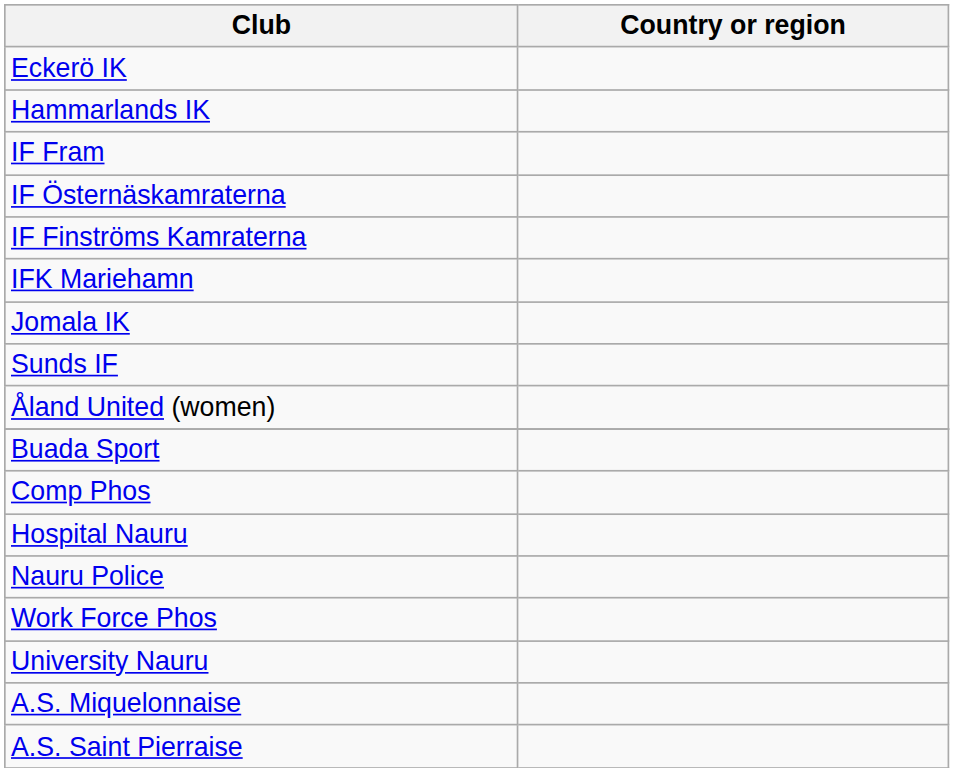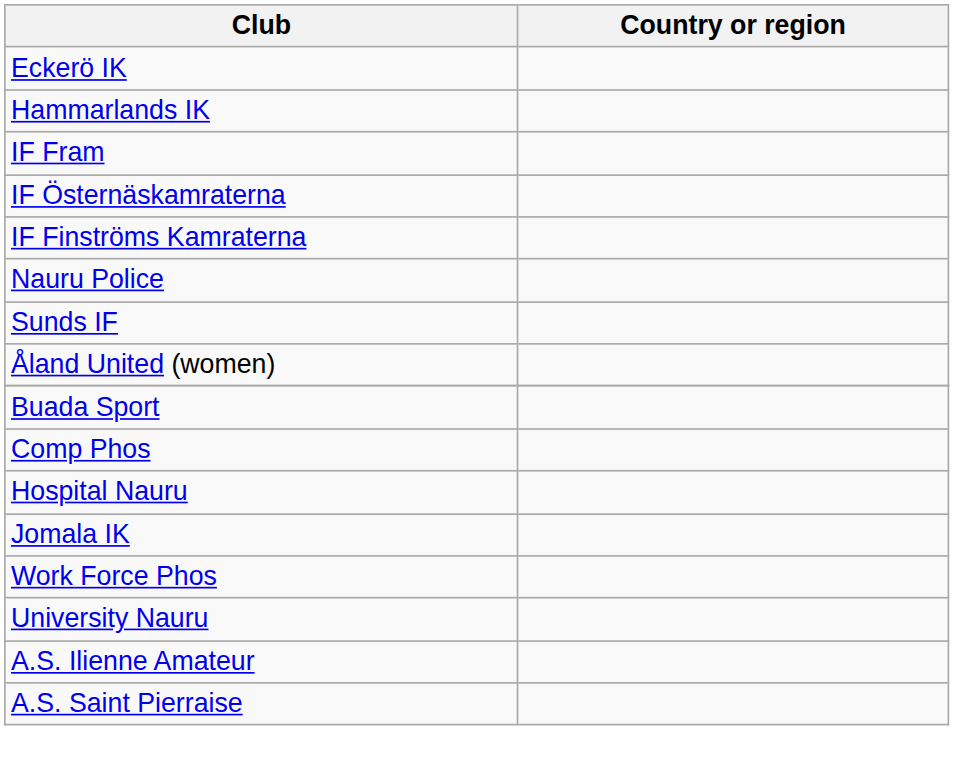- row: (102, 279)
rows swapped: (70, 322) <-> (87, 576)
+ row: (133, 661)
- row: (126, 703)
